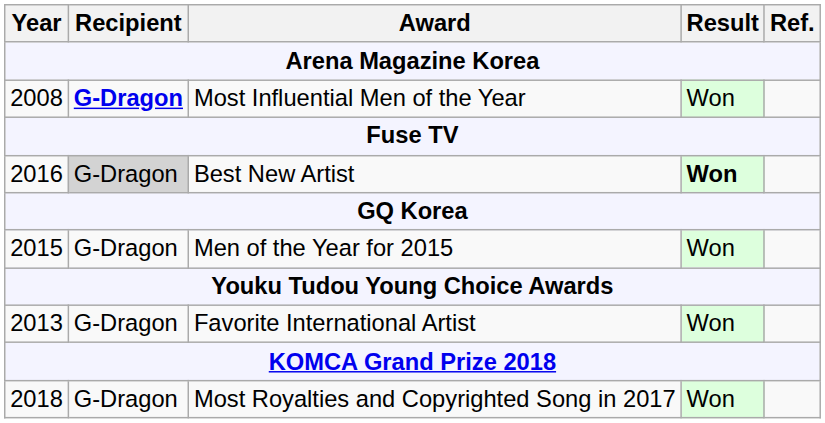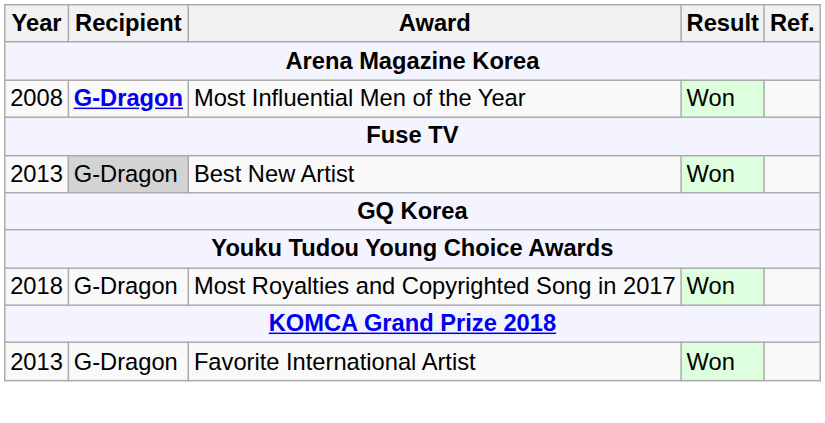(37, 173) 2016 -> (37, 173) 2013
(723, 174) bold -> (723, 174) normal
- row: (324, 248)
rows swapped: (335, 323) <-> (435, 398)
